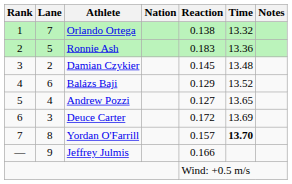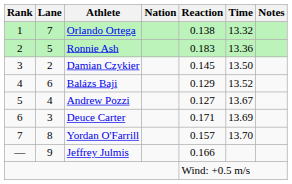(241, 65) 13.48 -> (241, 65) 13.50
(241, 100) 13.65 -> (241, 100) 13.67
(202, 118) 0.172 -> (202, 118) 0.171
(241, 135) bold -> (241, 135) normal
